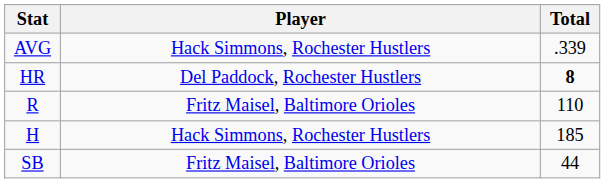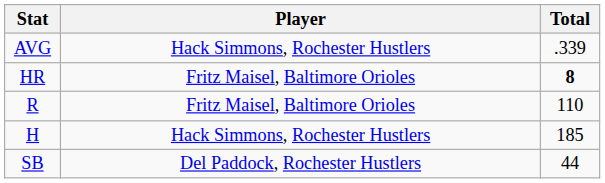(301, 76) Del Paddock, Rochester Hustlers -> (301, 76) Fritz Maisel, Baltimore Orioles
(301, 163) Fritz Maisel, Baltimore Orioles -> (301, 163) Del Paddock, Rochester Hustlers
